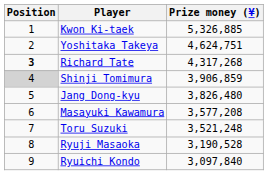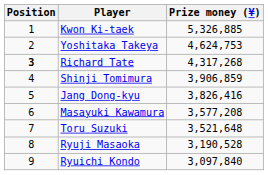(215, 46) 4,624,751 -> (215, 46) 4,624,753
(31, 79) lightgrey background -> (31, 79) no background
(215, 95) 3,826,480 -> (215, 95) 3,826,416
(215, 128) 3,521,248 -> (215, 128) 3,521,648
